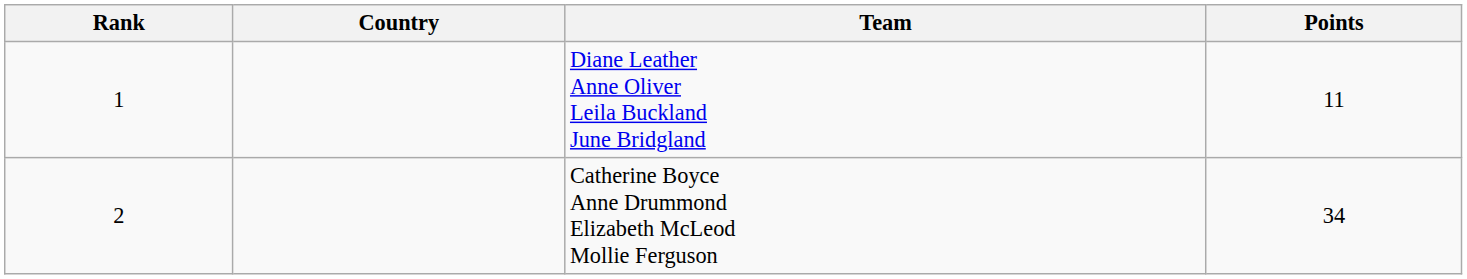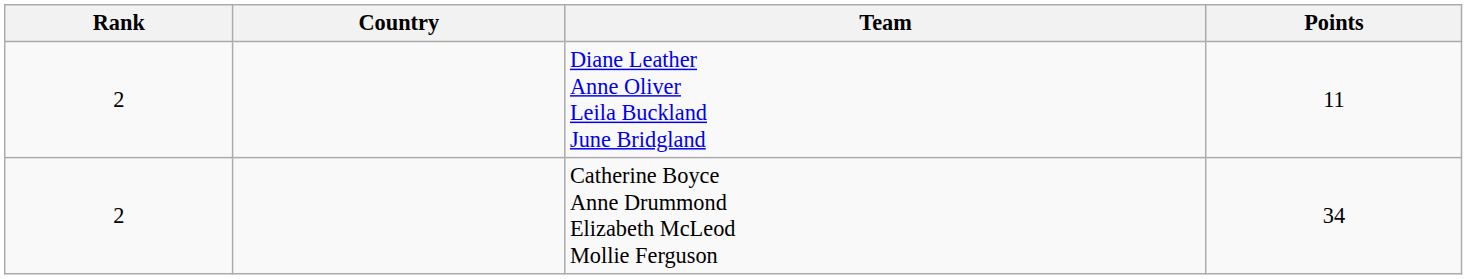(119, 99) 1 -> (119, 99) 2
